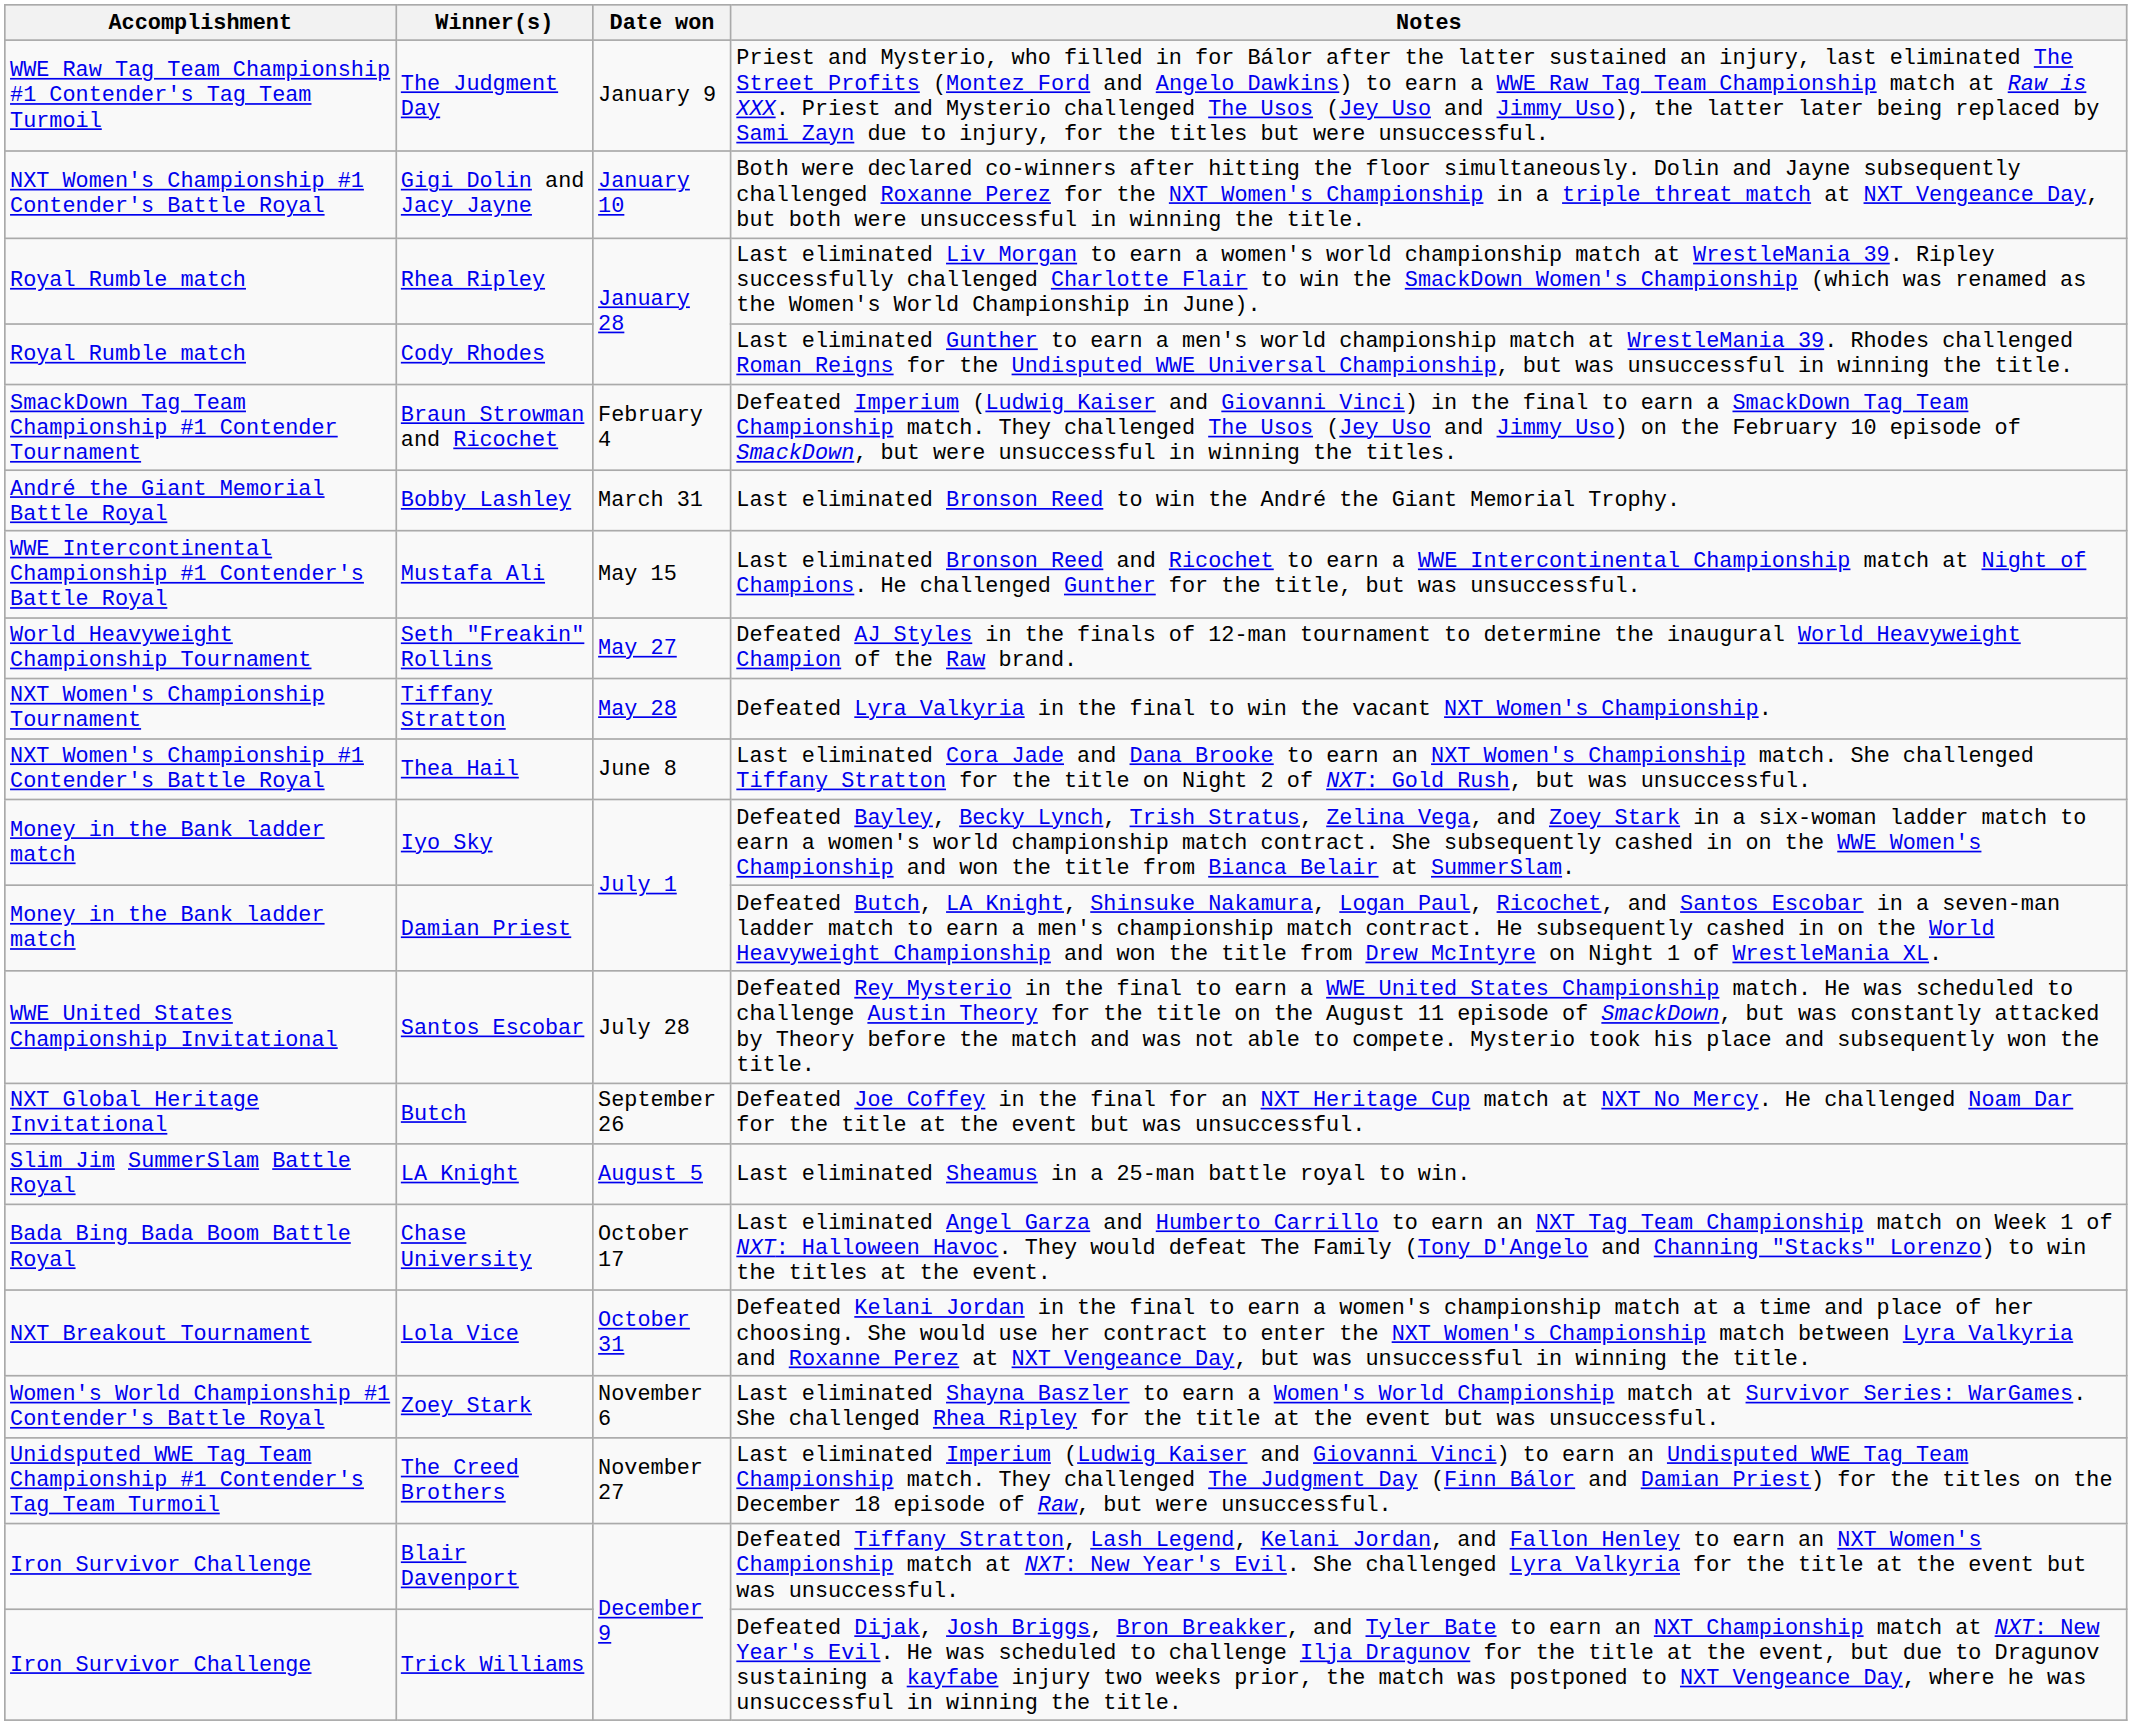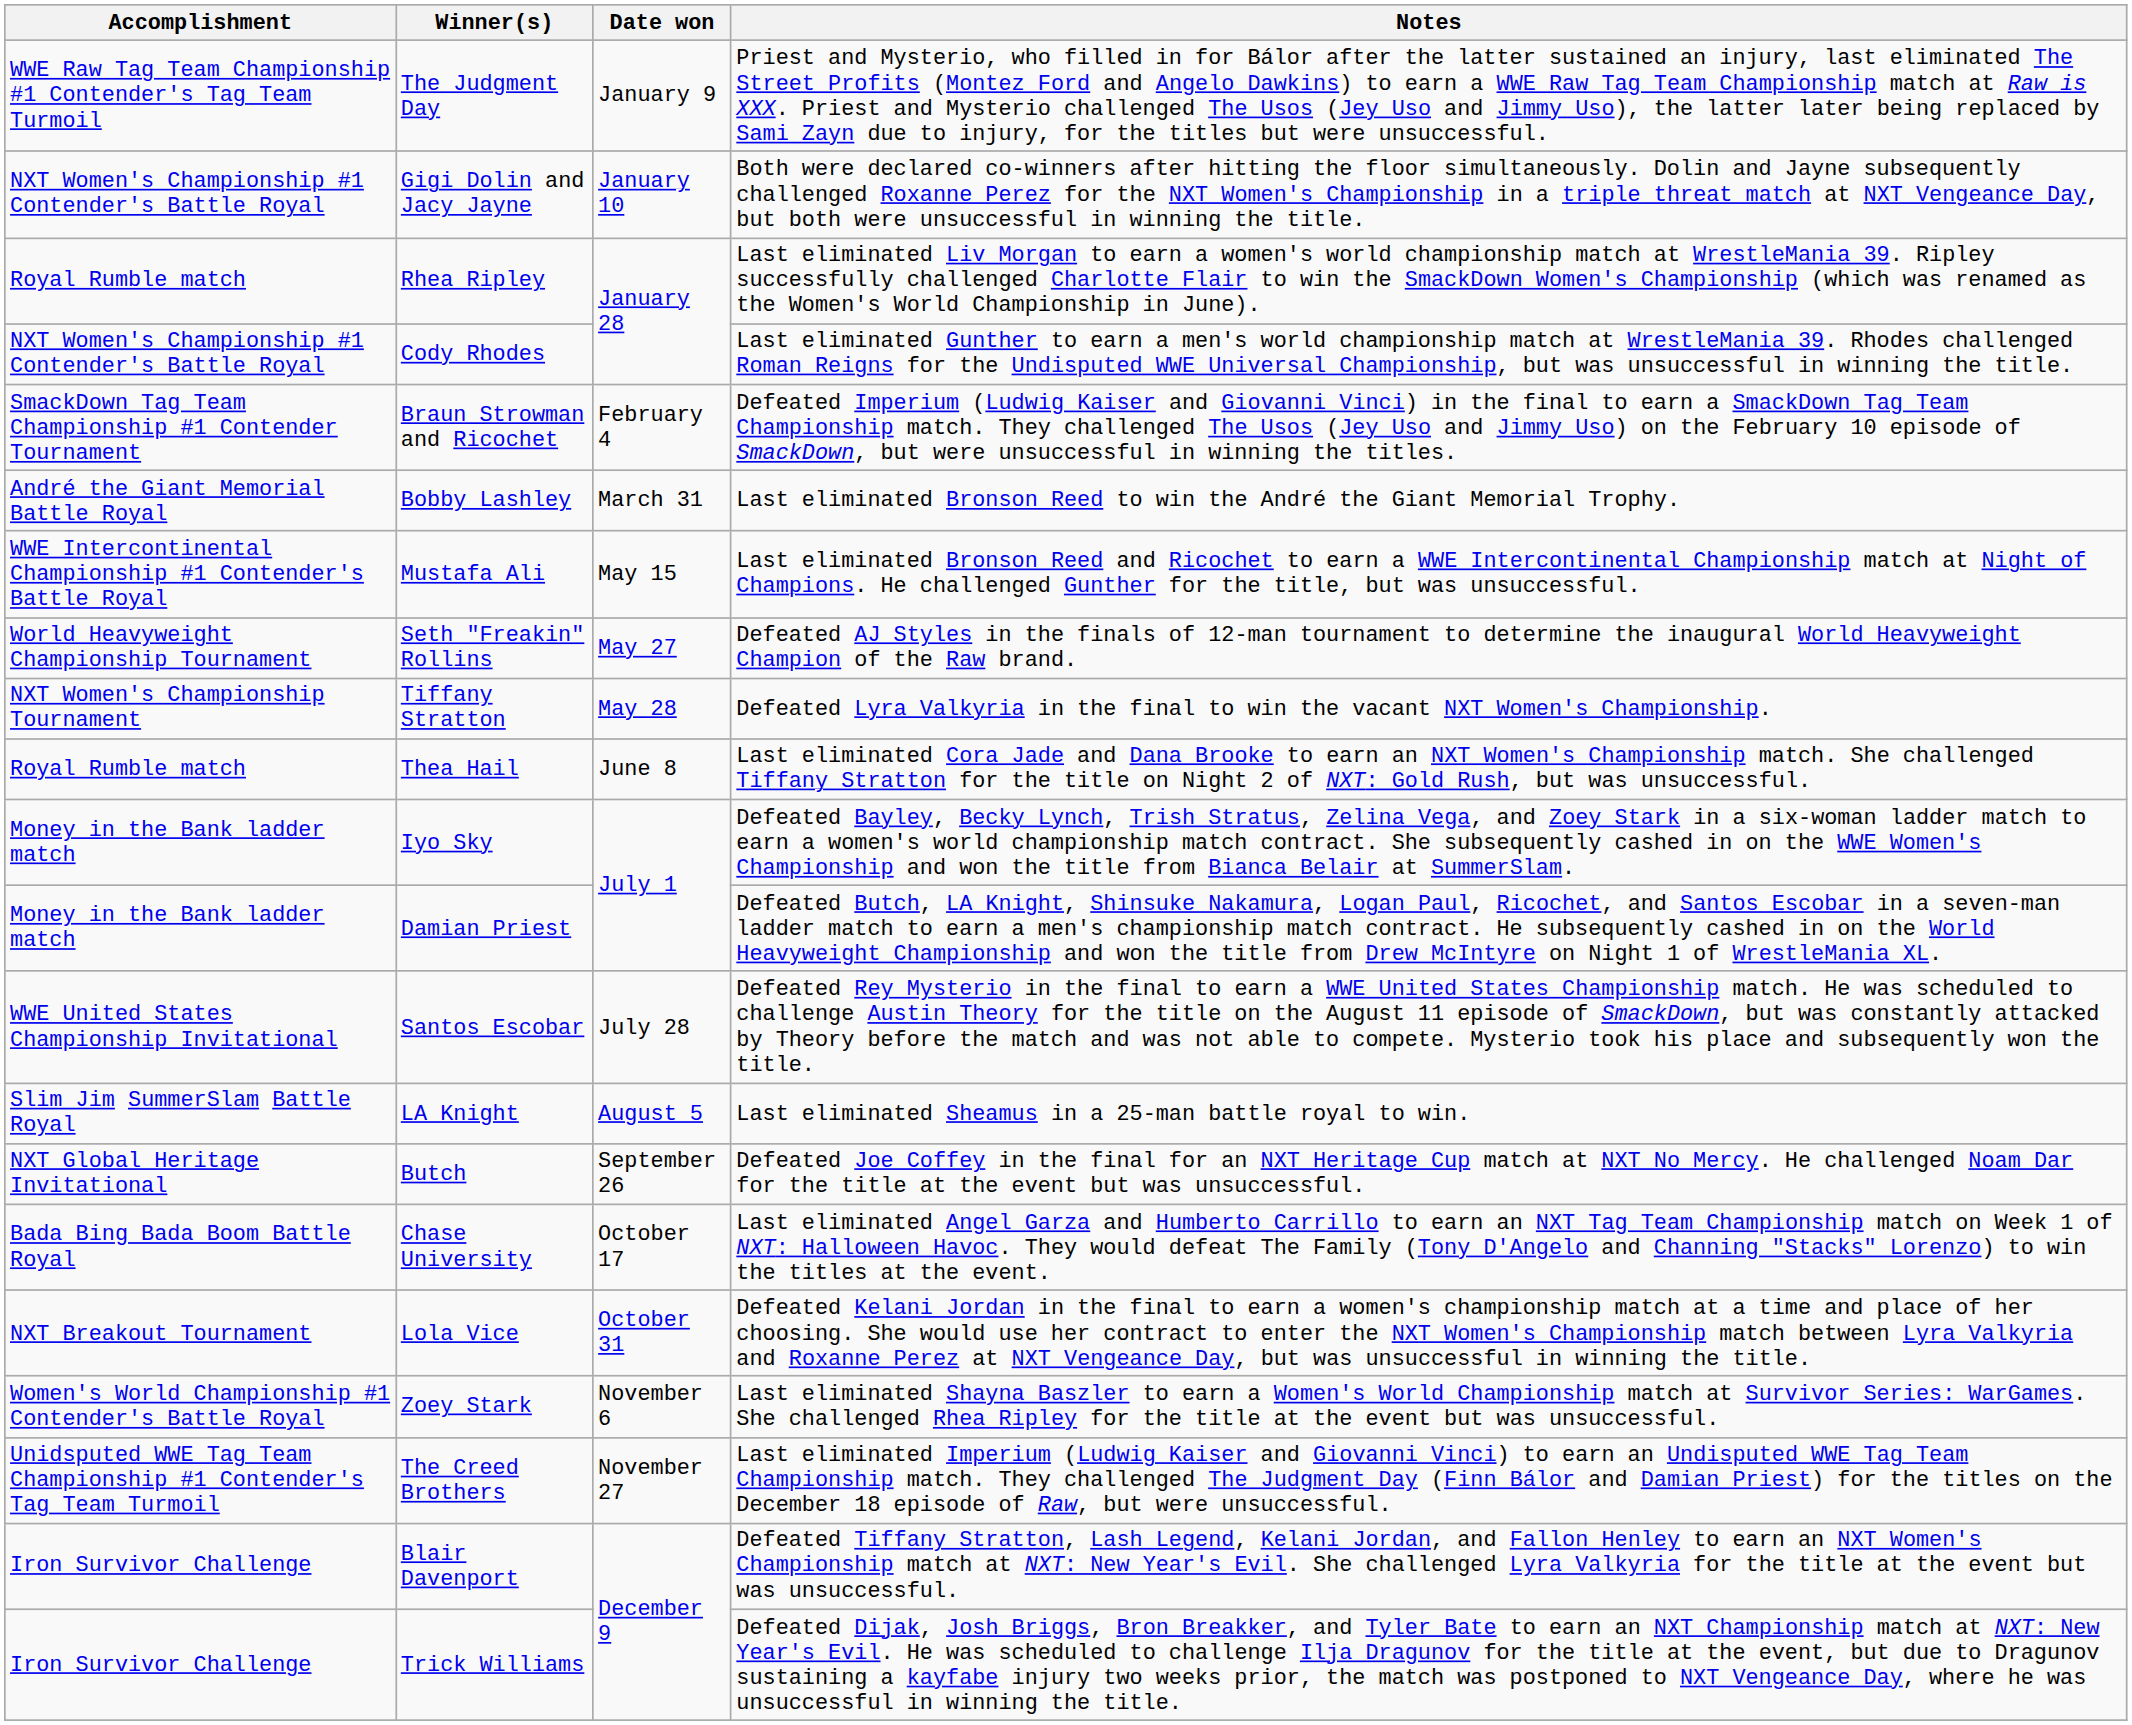(128, 354) Royal Rumble match -> (187, 354) NXT Women's Championship #1 Contender's Battle Royal
(187, 769) NXT Women's Championship #1 Contender's Battle Royal -> (128, 769) Royal Rumble match
rows swapped: (460, 1174) <-> (434, 1113)
